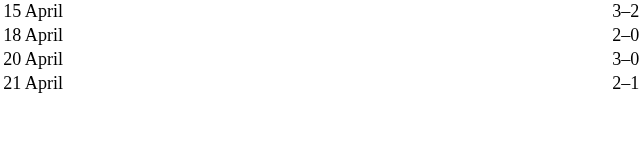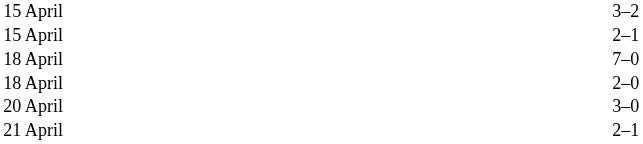+ row: (33, 35)
+ row: (33, 59)
